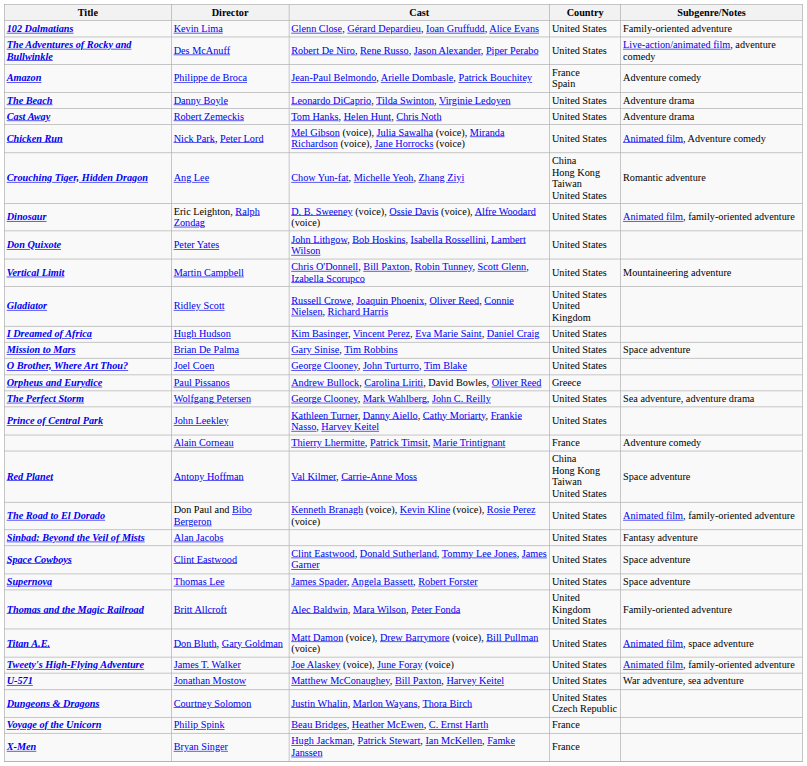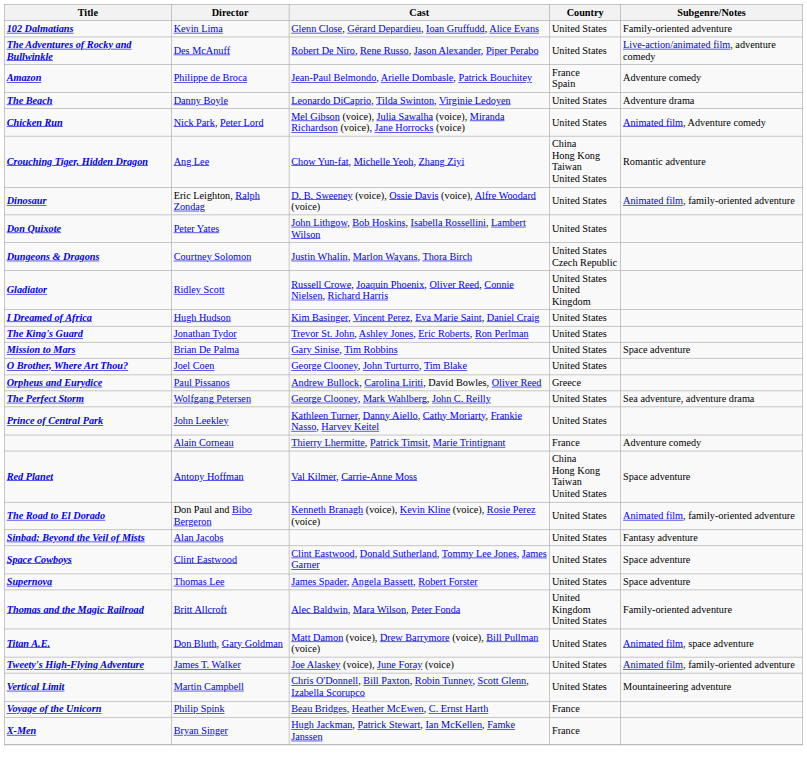- row: (28, 116)
rows swapped: (53, 703) <-> (36, 272)
+ row: (45, 334)
- row: (20, 681)
